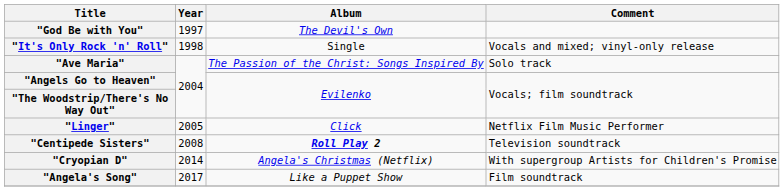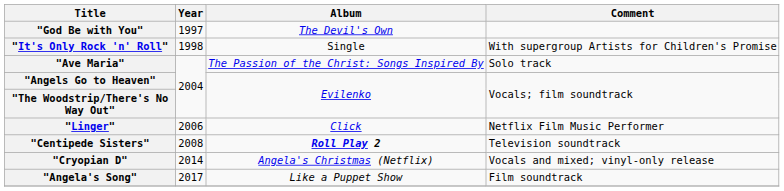(601, 47) Vocals and mixed; vinyl-only release -> (633, 47) With supergroup Artists for Children's Promise
(191, 127) 2005 -> (191, 127) 2006
(633, 160) With supergroup Artists for Children's Promise -> (601, 160) Vocals and mixed; vinyl-only release
